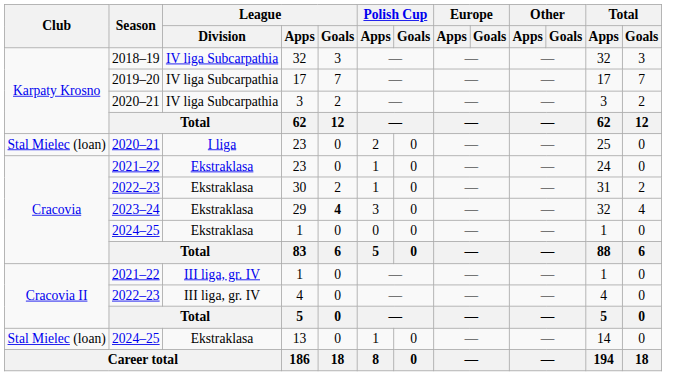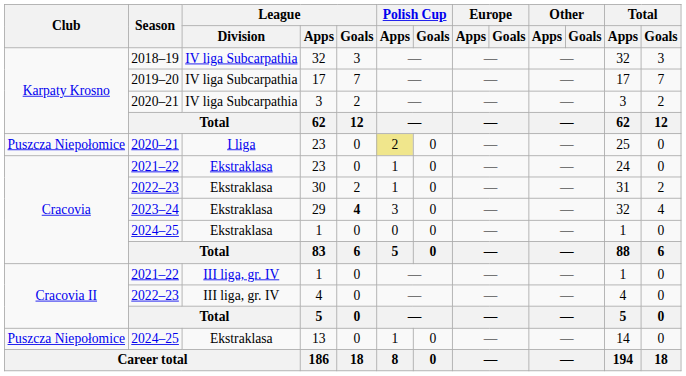(57, 144) Stal Mielec (loan) -> (66, 144) Puszcza Niepołomice
(376, 144) no background -> (395, 144) khaki background
(57, 338) Stal Mielec (loan) -> (66, 338) Puszcza Niepołomice
